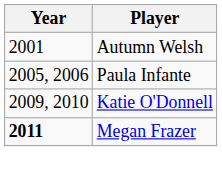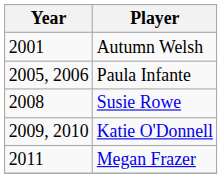+ row: (139, 103)
(26, 131) bold -> (26, 159) normal
